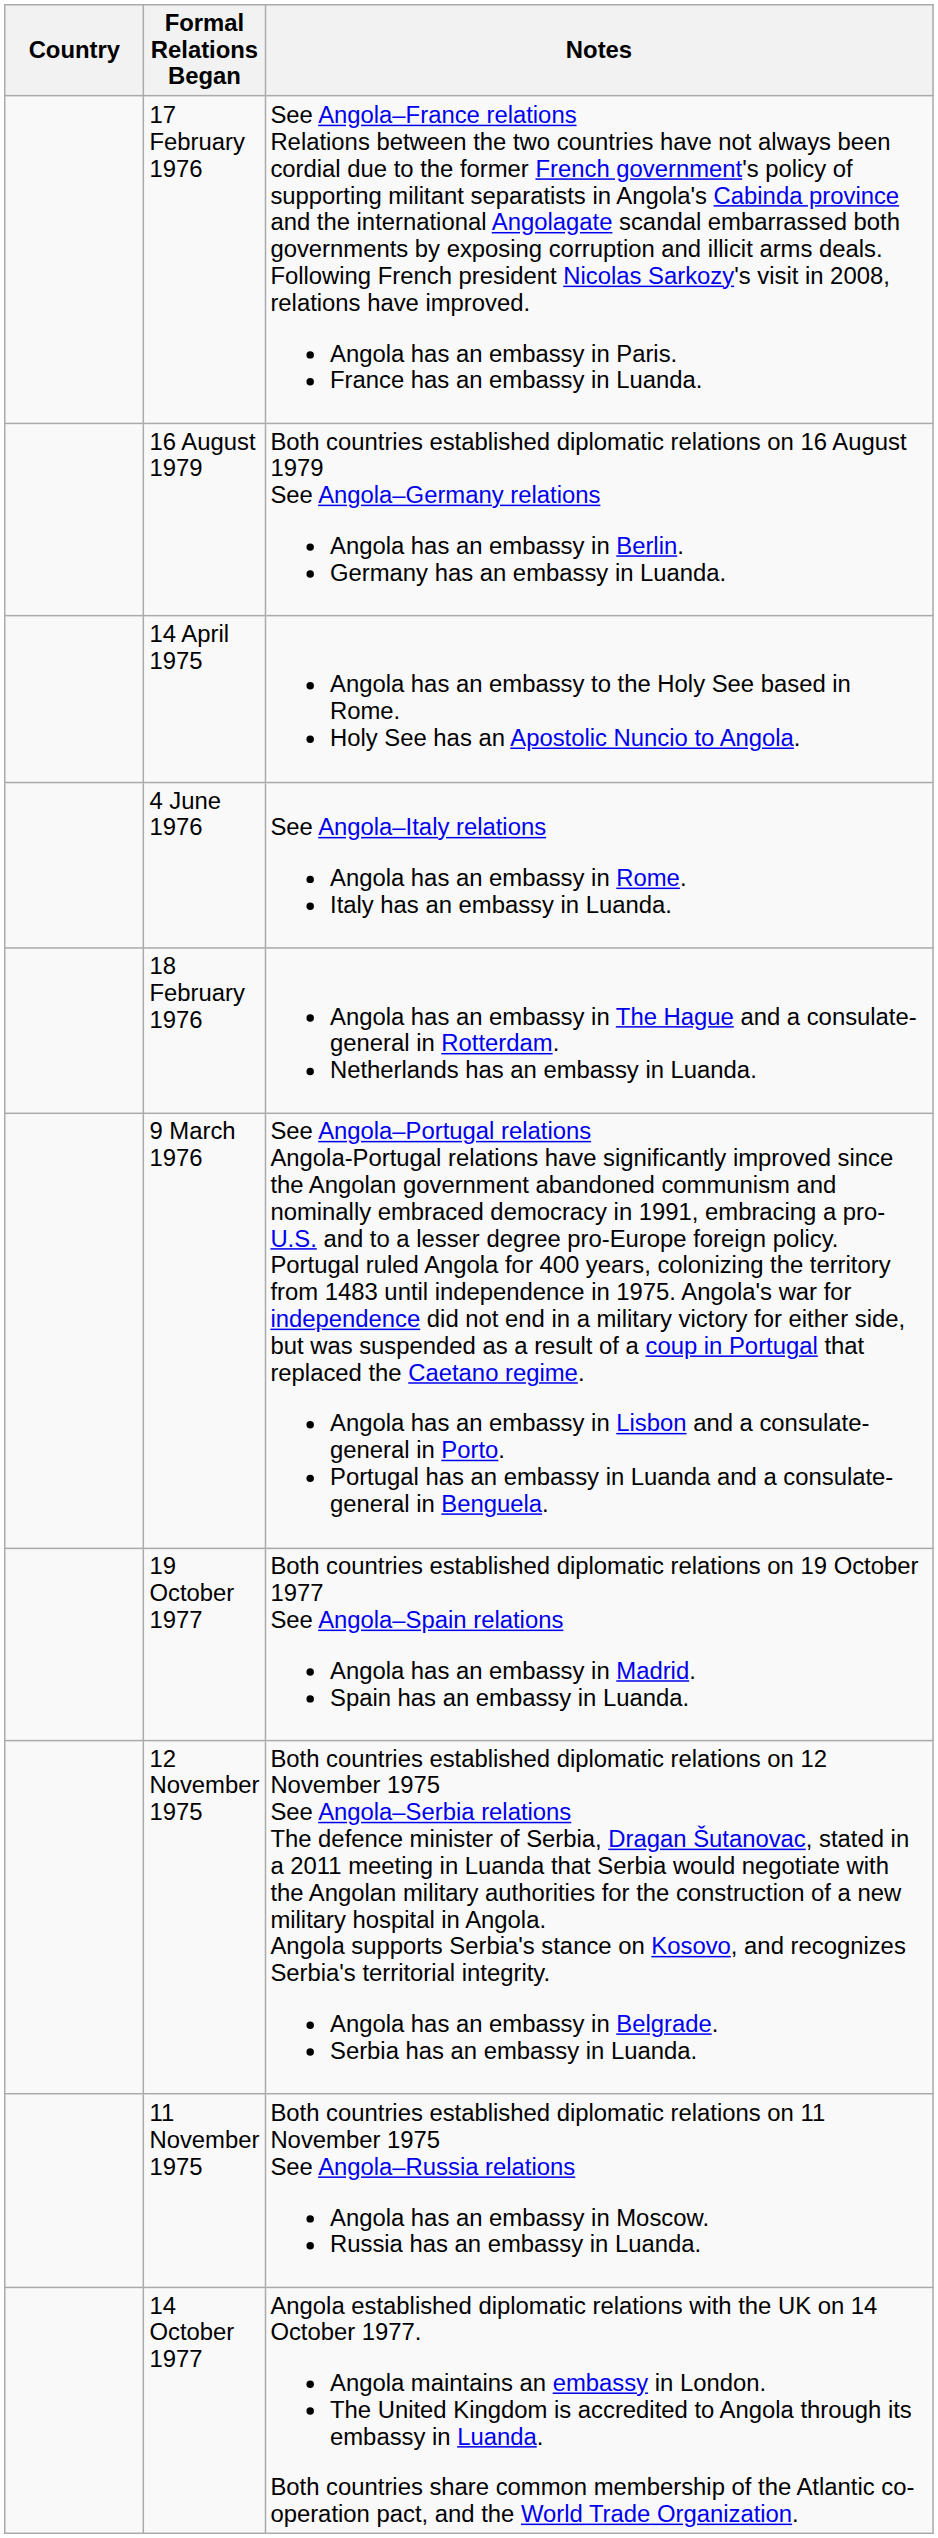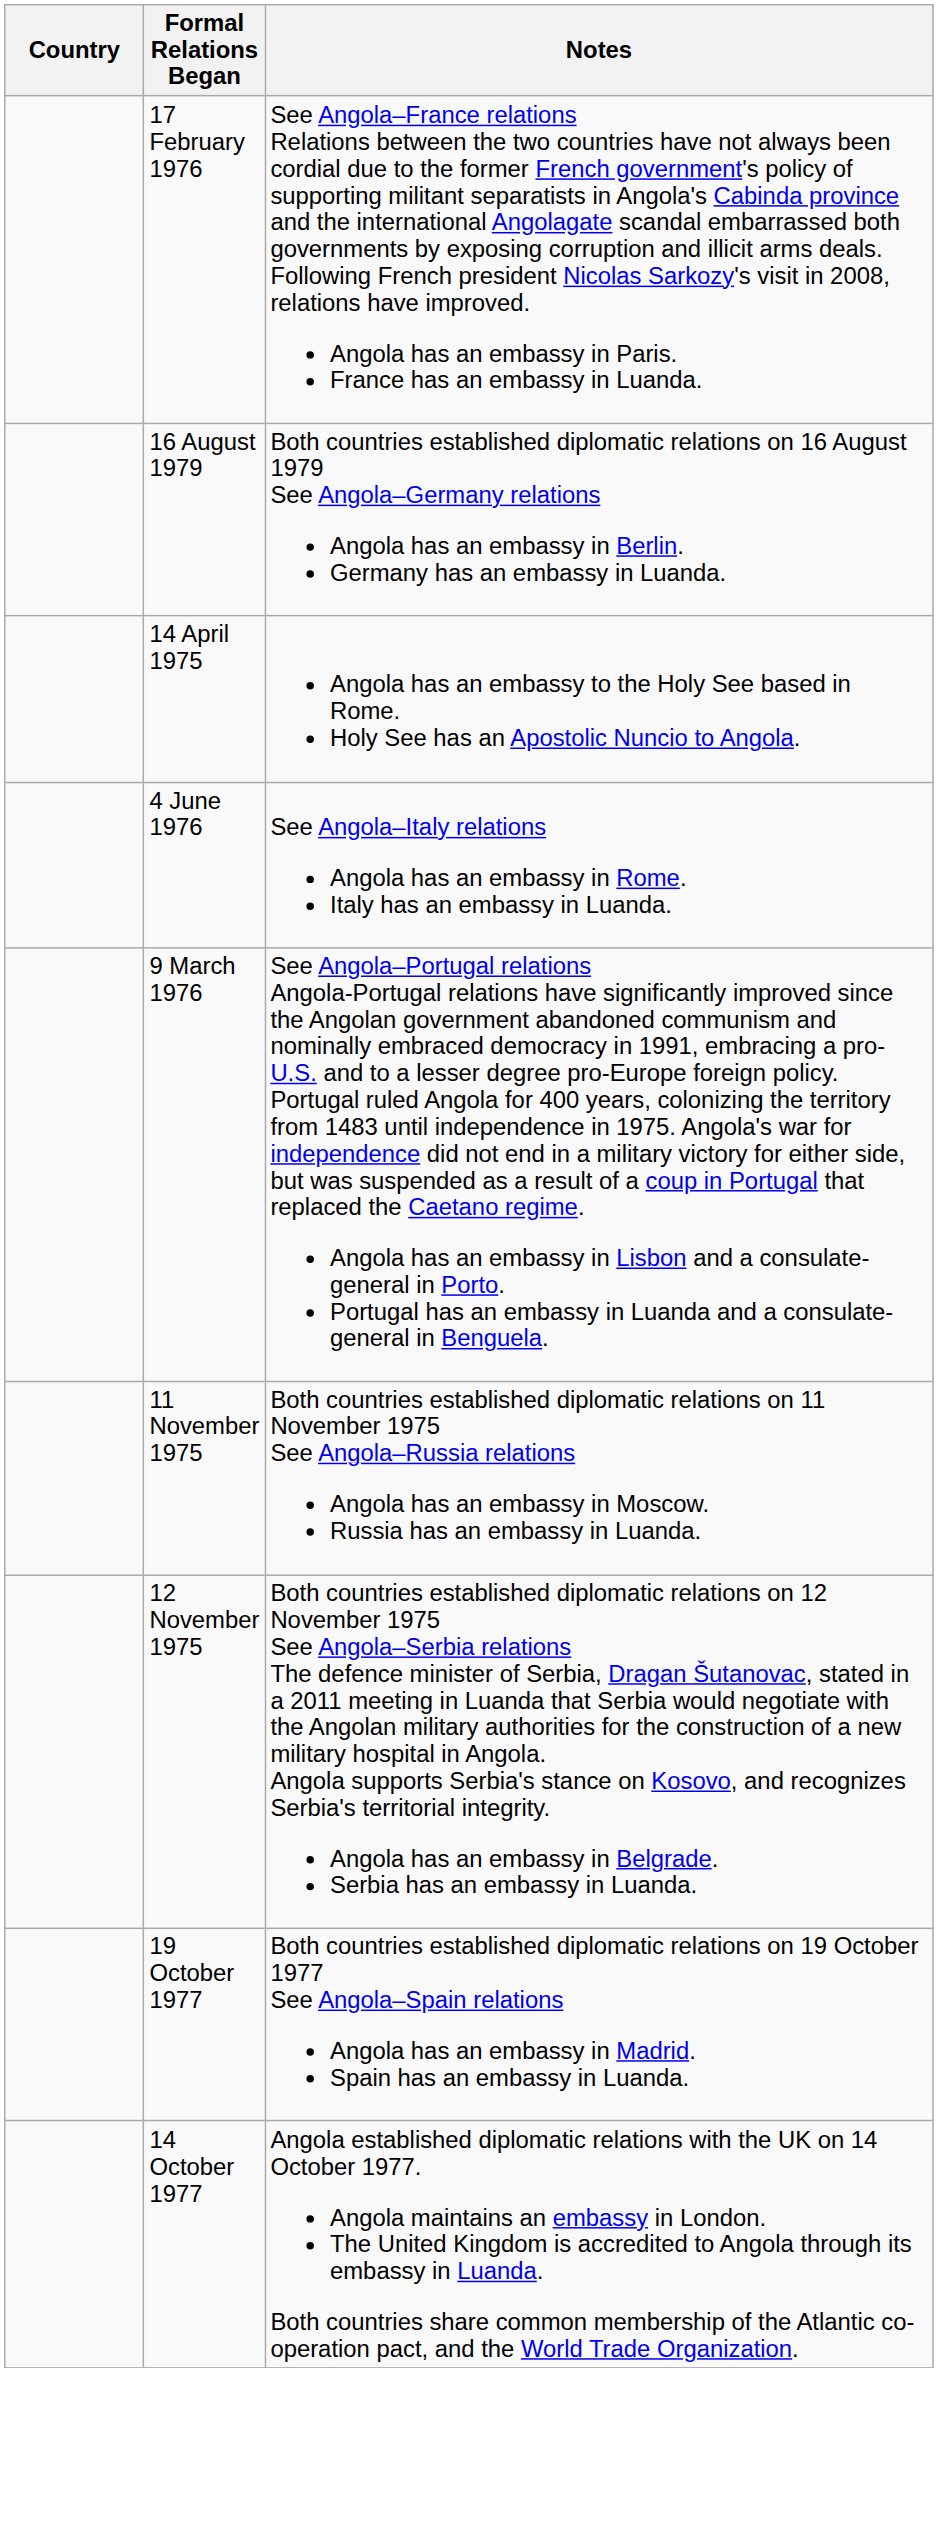- row: (197, 993)
rows swapped: (204, 2139) <-> (192, 1593)
